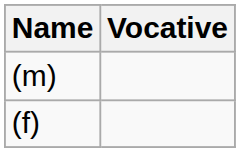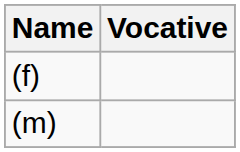rows swapped: (26, 123) <-> (34, 75)
